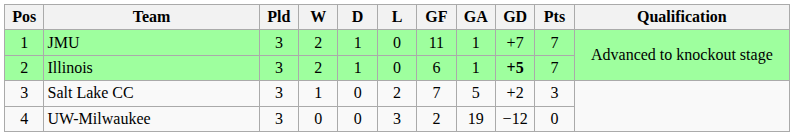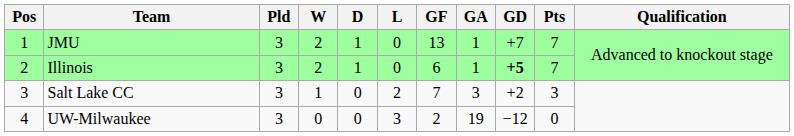(436, 42) 11 -> (436, 42) 13
(476, 93) 5 -> (476, 93) 3
